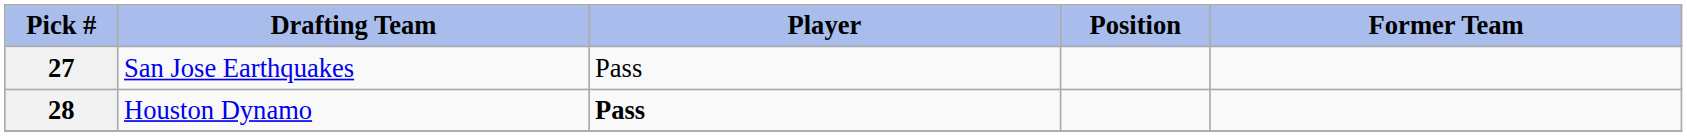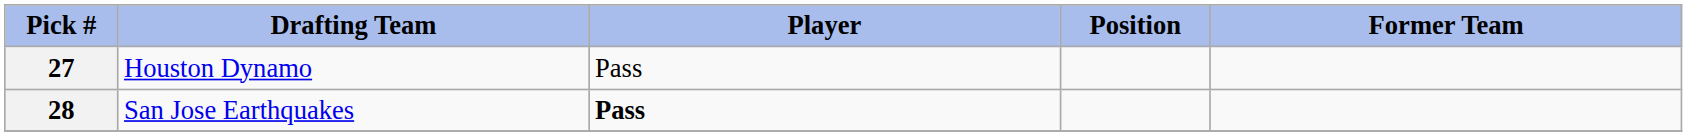(239, 67) San Jose Earthquakes -> (218, 67) Houston Dynamo
(218, 109) Houston Dynamo -> (239, 109) San Jose Earthquakes
